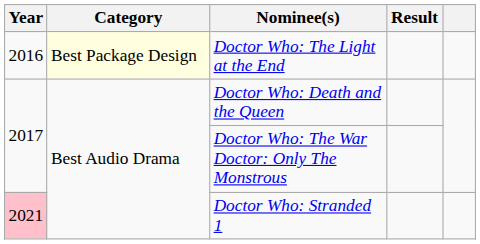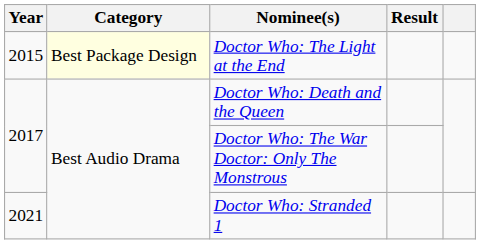(26, 55) 2016 -> (26, 55) 2015
(26, 215) pink background -> (26, 215) no background
